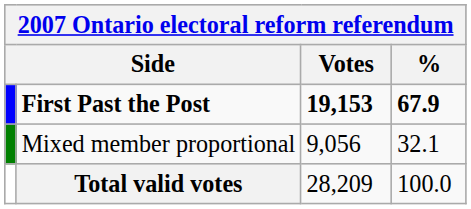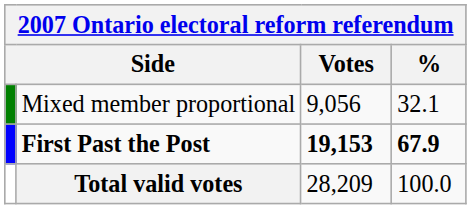rows swapped: (116, 104) <-> (158, 144)
